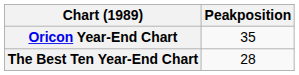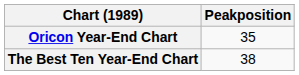(248, 59) 28 -> (248, 59) 38
